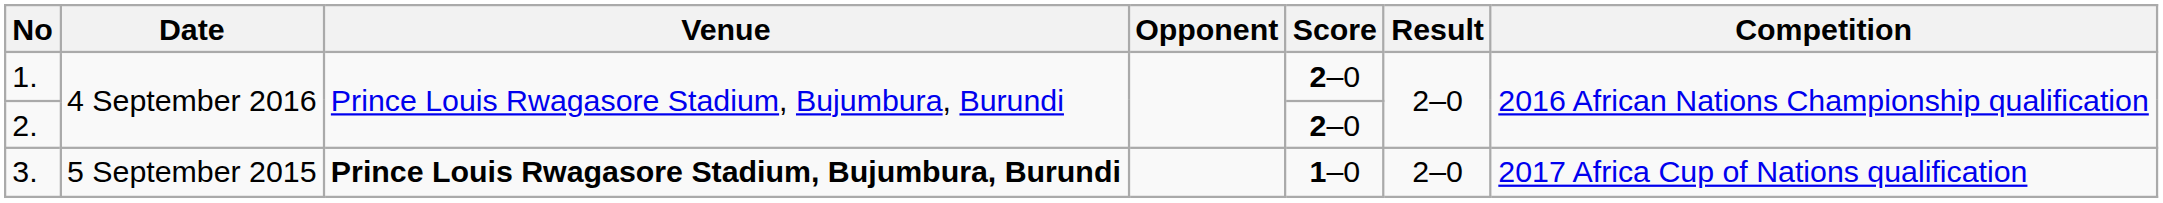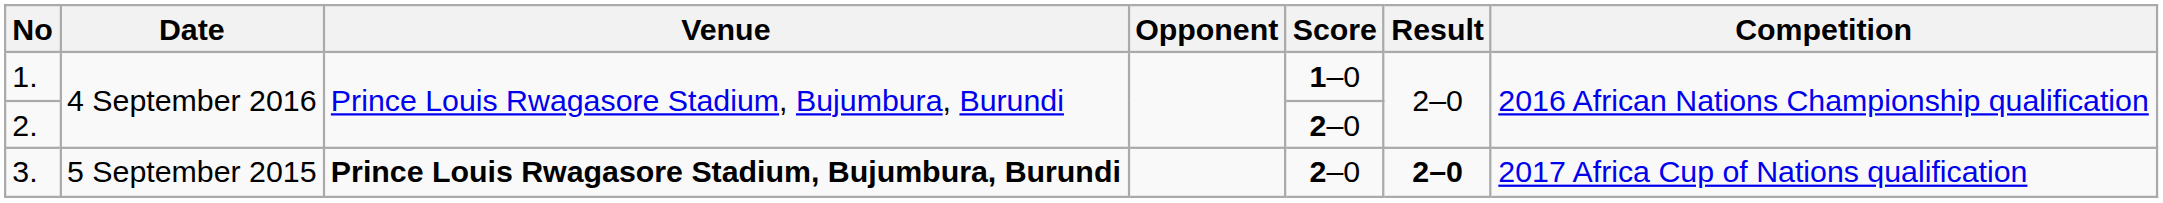(1335, 76) 2–0 -> (1335, 76) 1–0
(1335, 172) 1–0 -> (1335, 172) 2–0
(1438, 172) normal -> (1438, 172) bold
